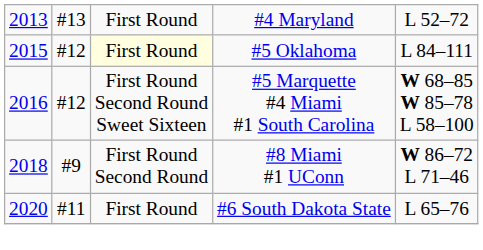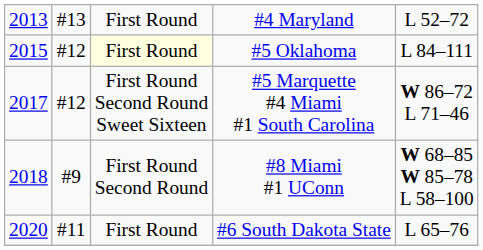(28, 103) 2016 -> (28, 103) 2017
(437, 103) W 68–85 W 85–78 L 58–100 -> (437, 103) W 86–72 L 71–46
(437, 166) W 86–72 L 71–46 -> (437, 177) W 68–85 W 85–78 L 58–100
